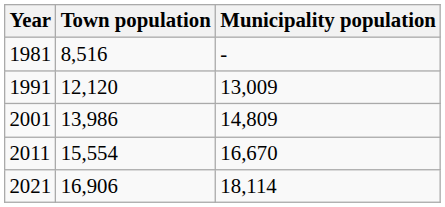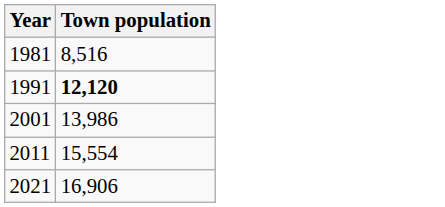- column: (328, 20)
(89, 86) normal -> (89, 86) bold
